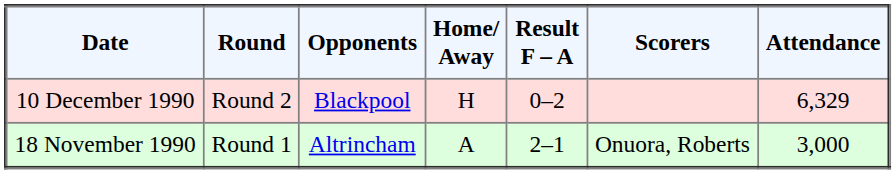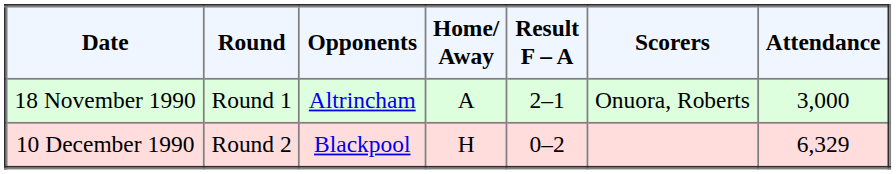rows swapped: (105, 144) <-> (105, 100)
